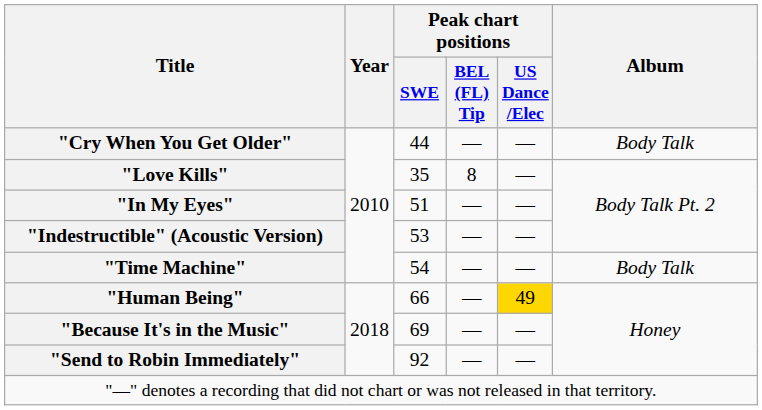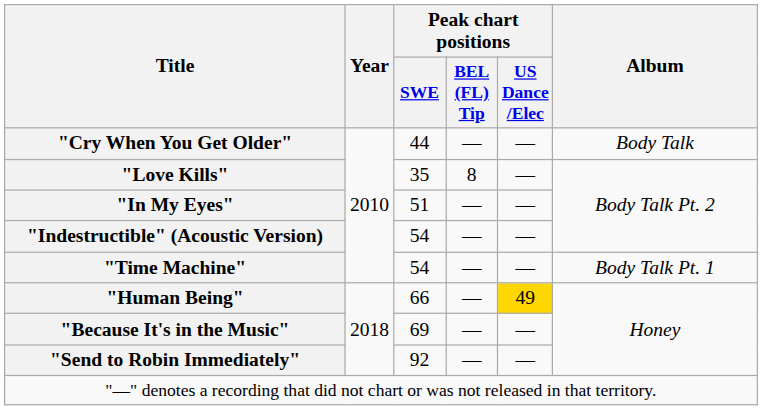(420, 236) 53 -> (420, 236) 54
(655, 267) Body Talk -> (655, 267) Body Talk Pt. 1
